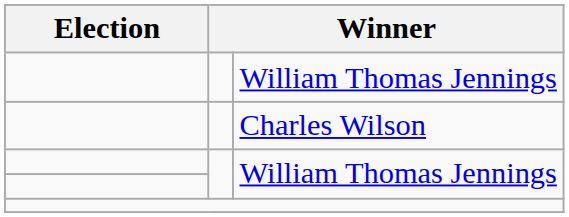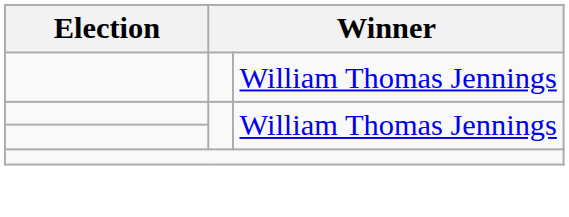- row: (107, 125)
